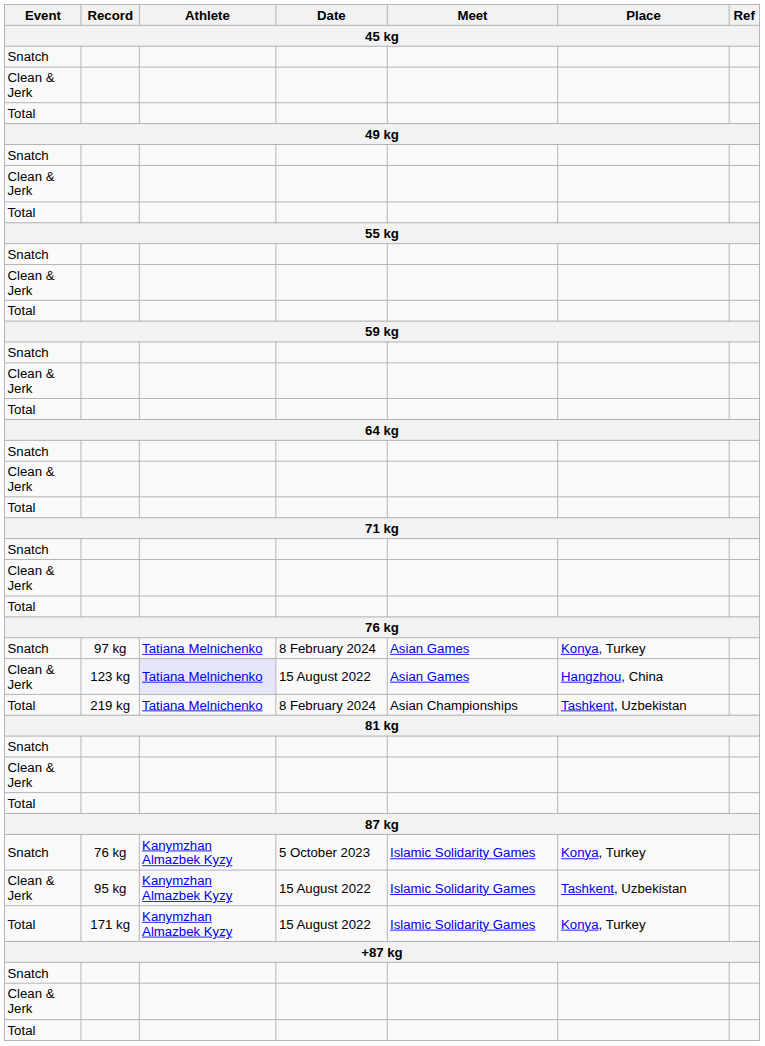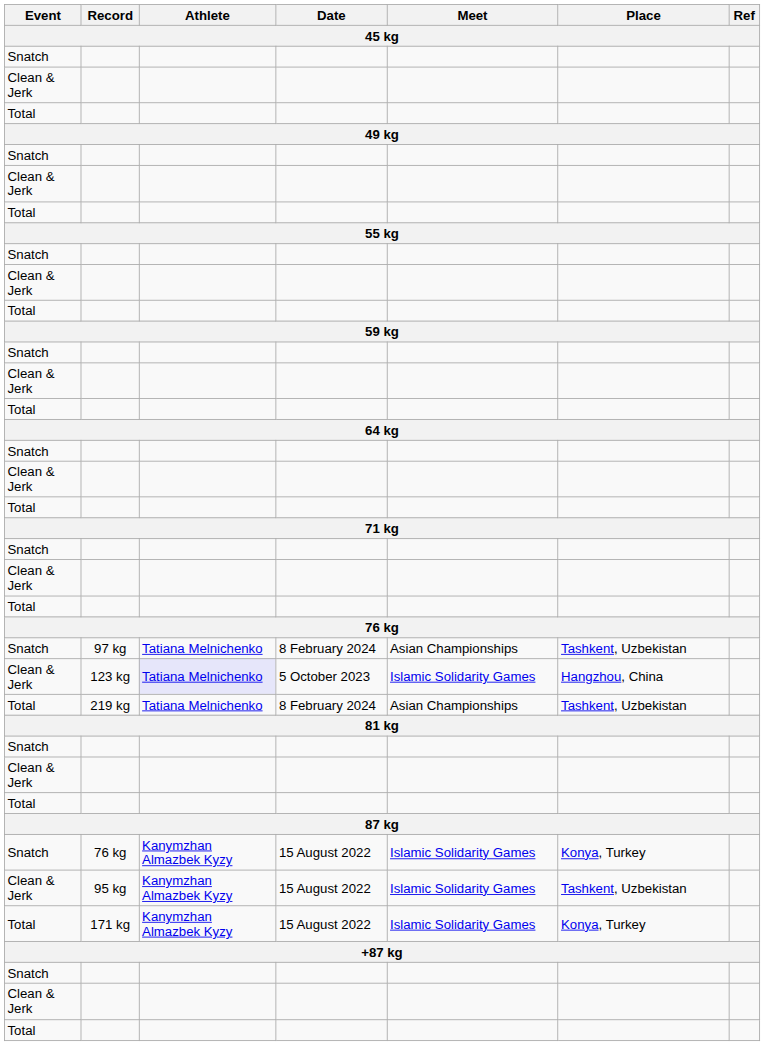(430, 648) Asian Games -> (454, 648) Asian Championships
(603, 648) Konya, Turkey -> (624, 648) Tashkent, Uzbekistan
(325, 676) 15 August 2022 -> (324, 676) 5 October 2023
(430, 676) Asian Games -> (463, 676) Islamic Solidarity Games
(324, 853) 5 October 2023 -> (325, 853) 15 August 2022
